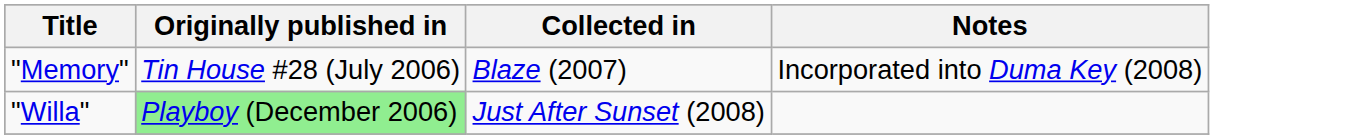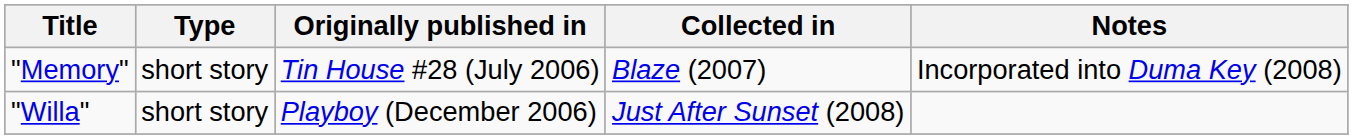+ column: (205, 26)
(299, 112) lightgreen background -> (439, 112) no background
